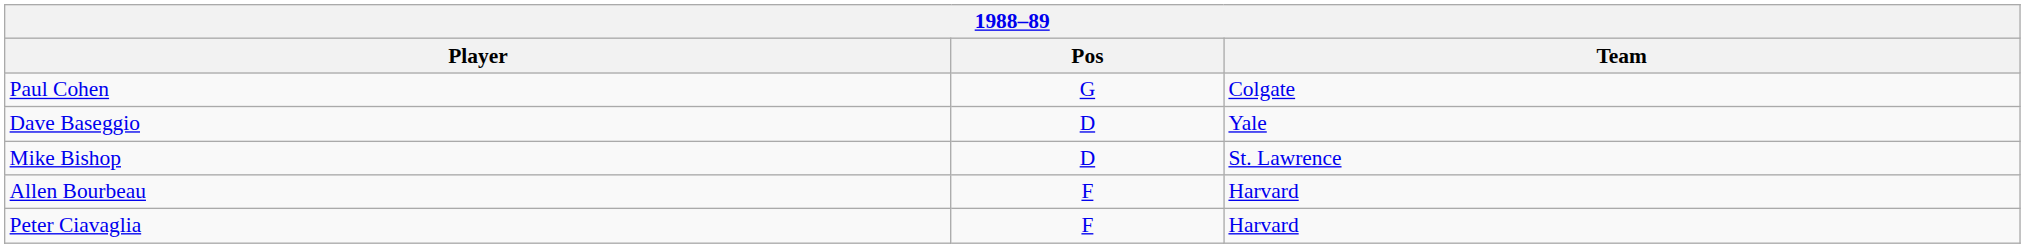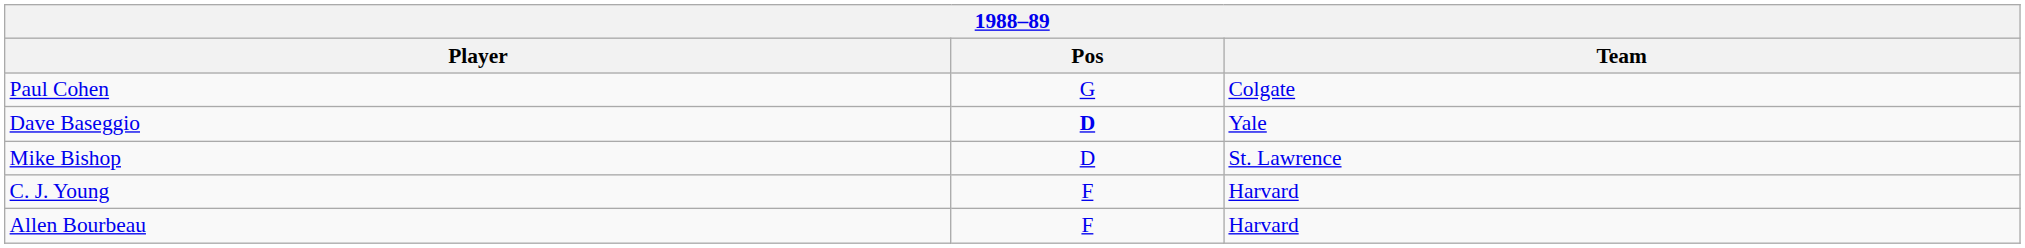(1087, 123) normal -> (1087, 123) bold
+ row: (59, 191)
- row: (75, 225)
